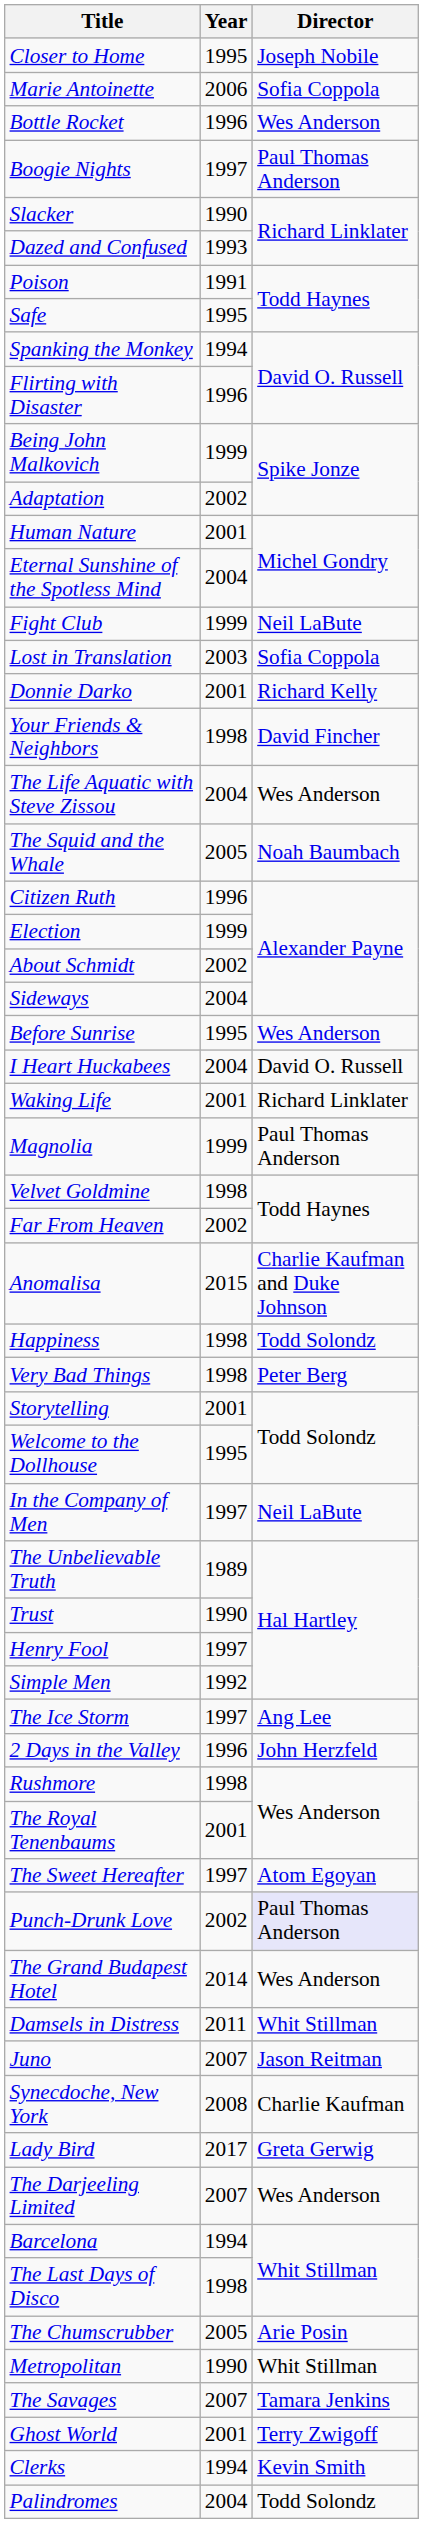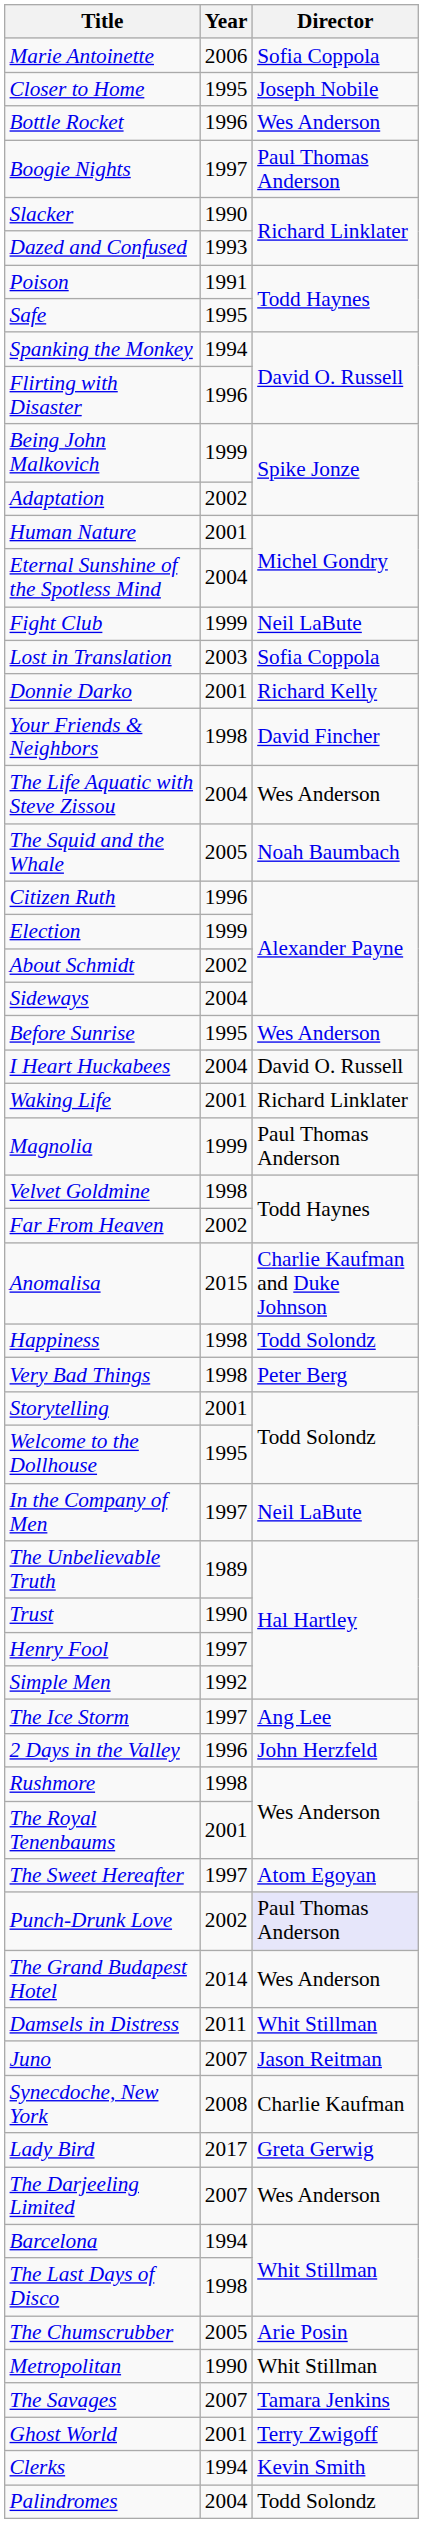rows swapped: (82, 88) <-> (77, 55)
